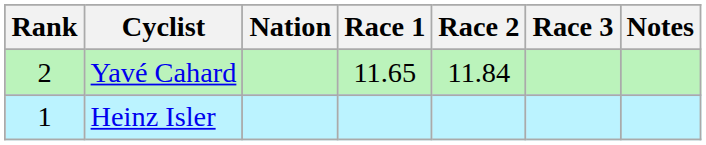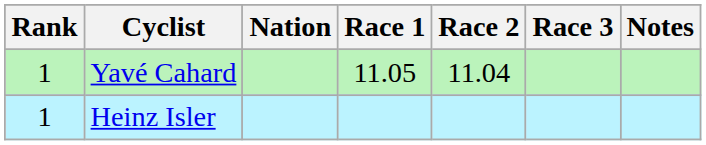(44, 71) 2 -> (44, 71) 1
(385, 71) 11.65 -> (385, 71) 11.05
(479, 71) 11.84 -> (479, 71) 11.04
